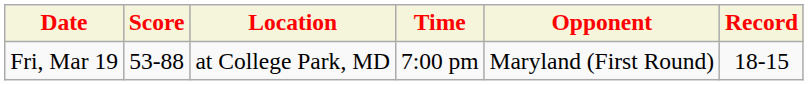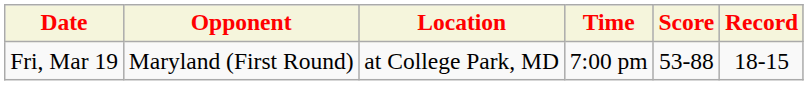columns swapped: (602, 23) <-> (157, 23)
